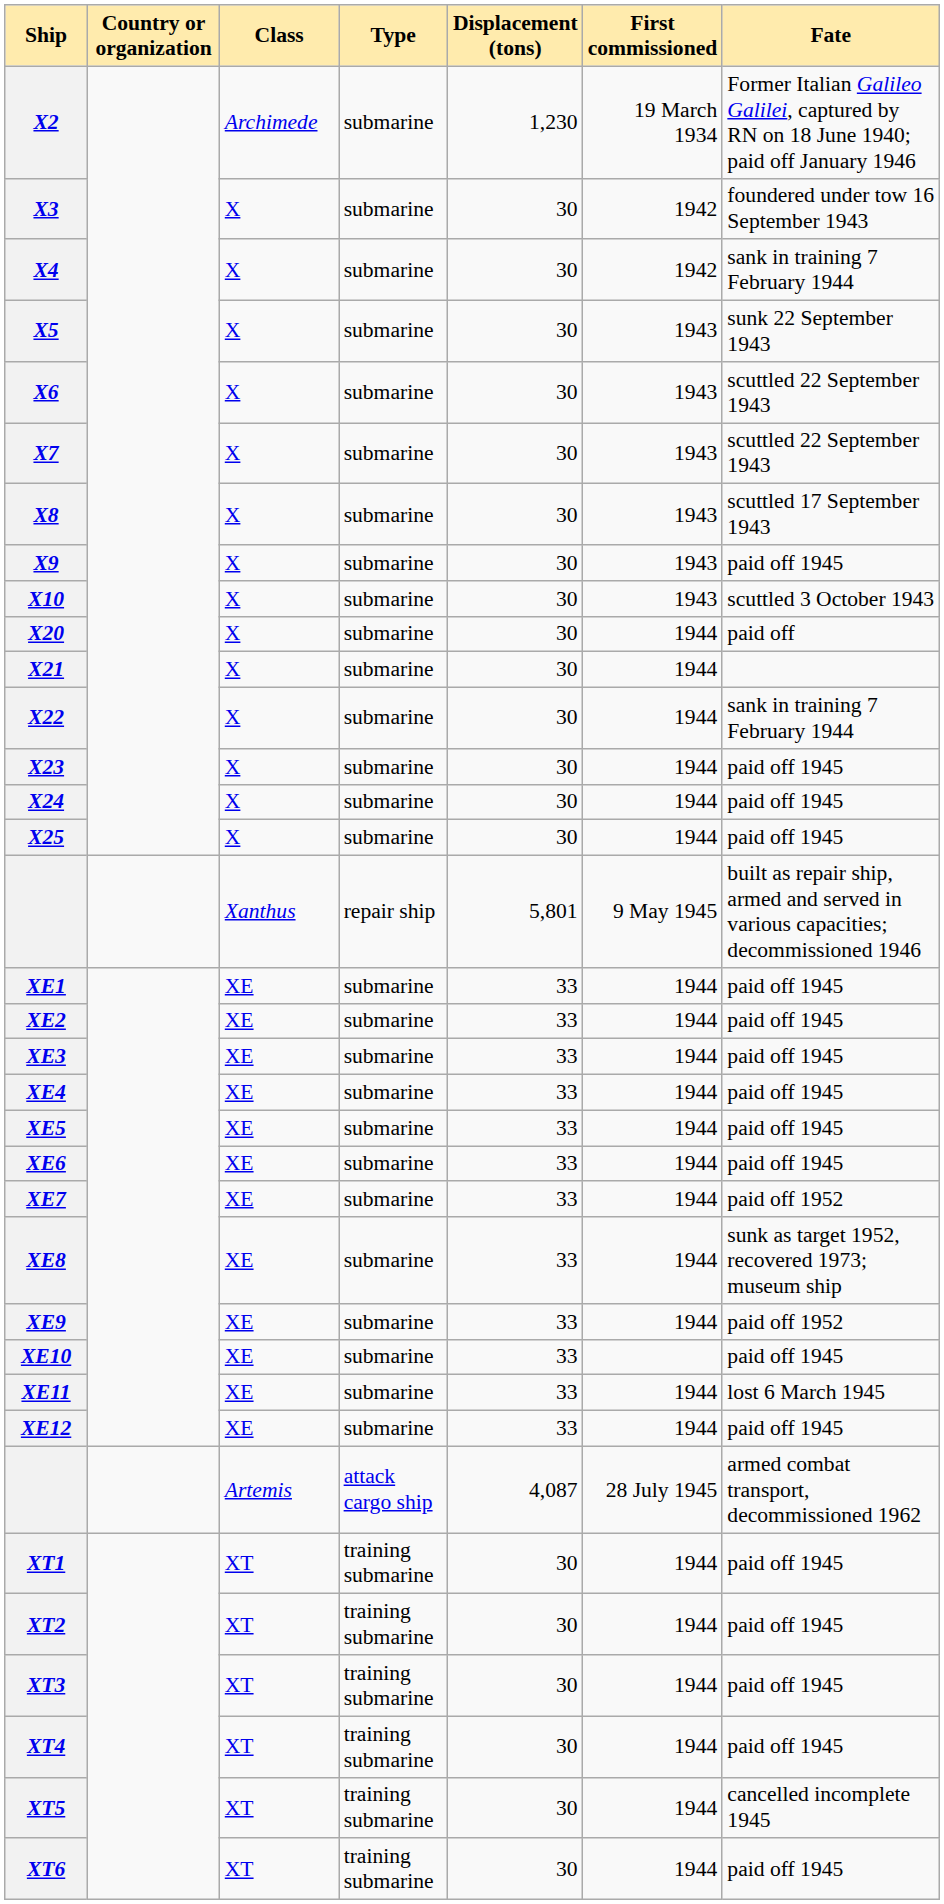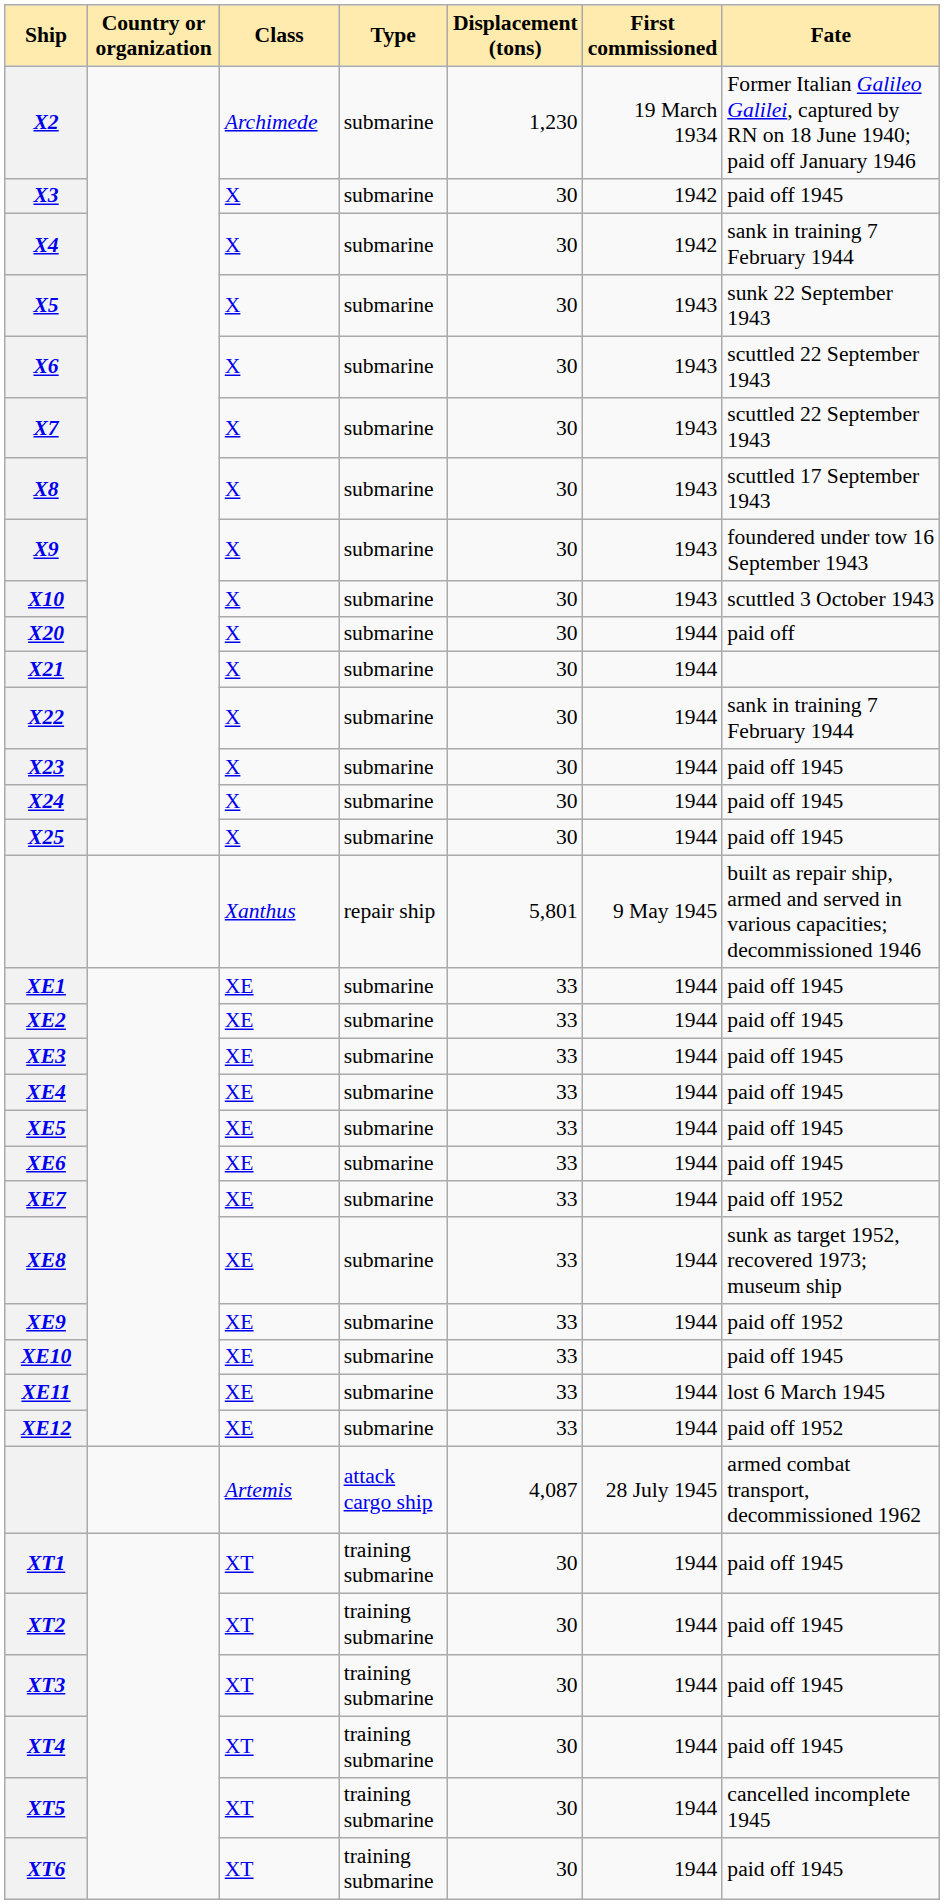(831, 208) foundered under tow 16 September 1943 -> (785, 195) paid off 1945
(785, 562) paid off 1945 -> (831, 549) foundered under tow 16 September 1943
(785, 1428) paid off 1945 -> (785, 1428) paid off 1952
